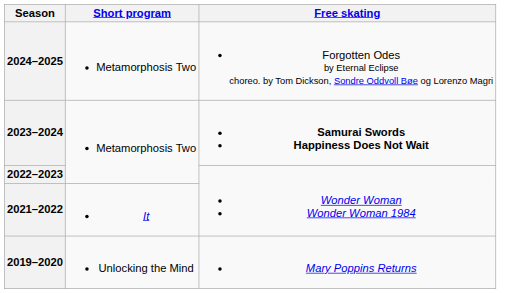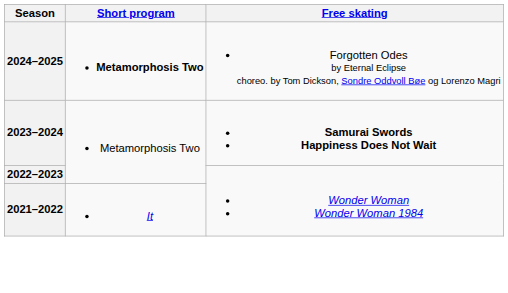(132, 67) normal -> (136, 67) bold
- row: (35, 262)
